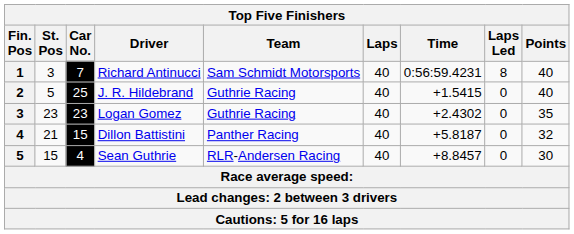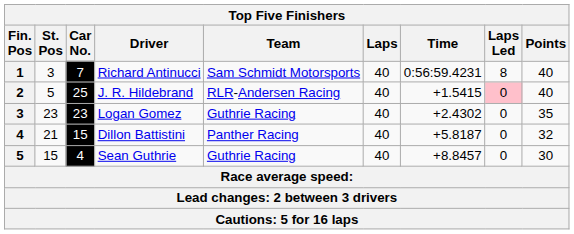(251, 92) Guthrie Racing -> (274, 92) RLR-Andersen Racing
(504, 92) no background -> (504, 92) pink background
(274, 155) RLR-Andersen Racing -> (251, 155) Guthrie Racing
